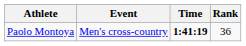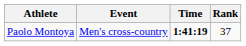(225, 31) 36 -> (225, 31) 37
